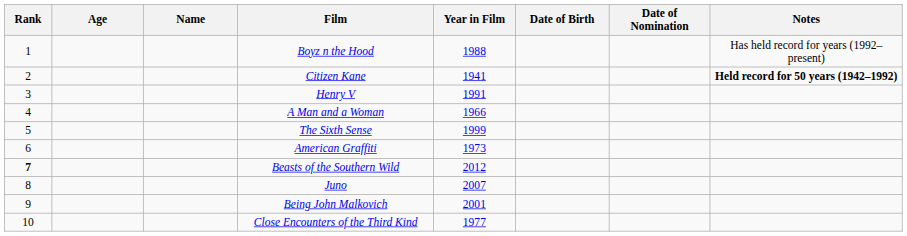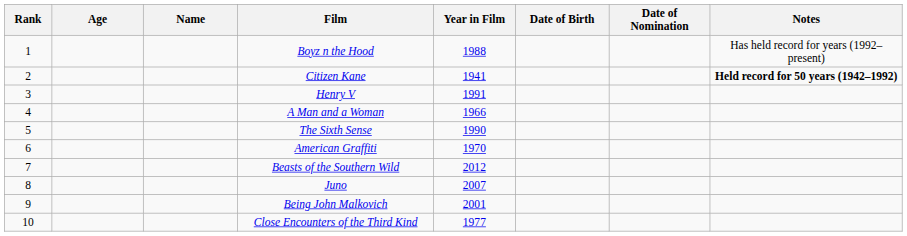(474, 130) 1999 -> (474, 130) 1990
(474, 149) 1973 -> (474, 149) 1970
(28, 167) bold -> (28, 167) normal
